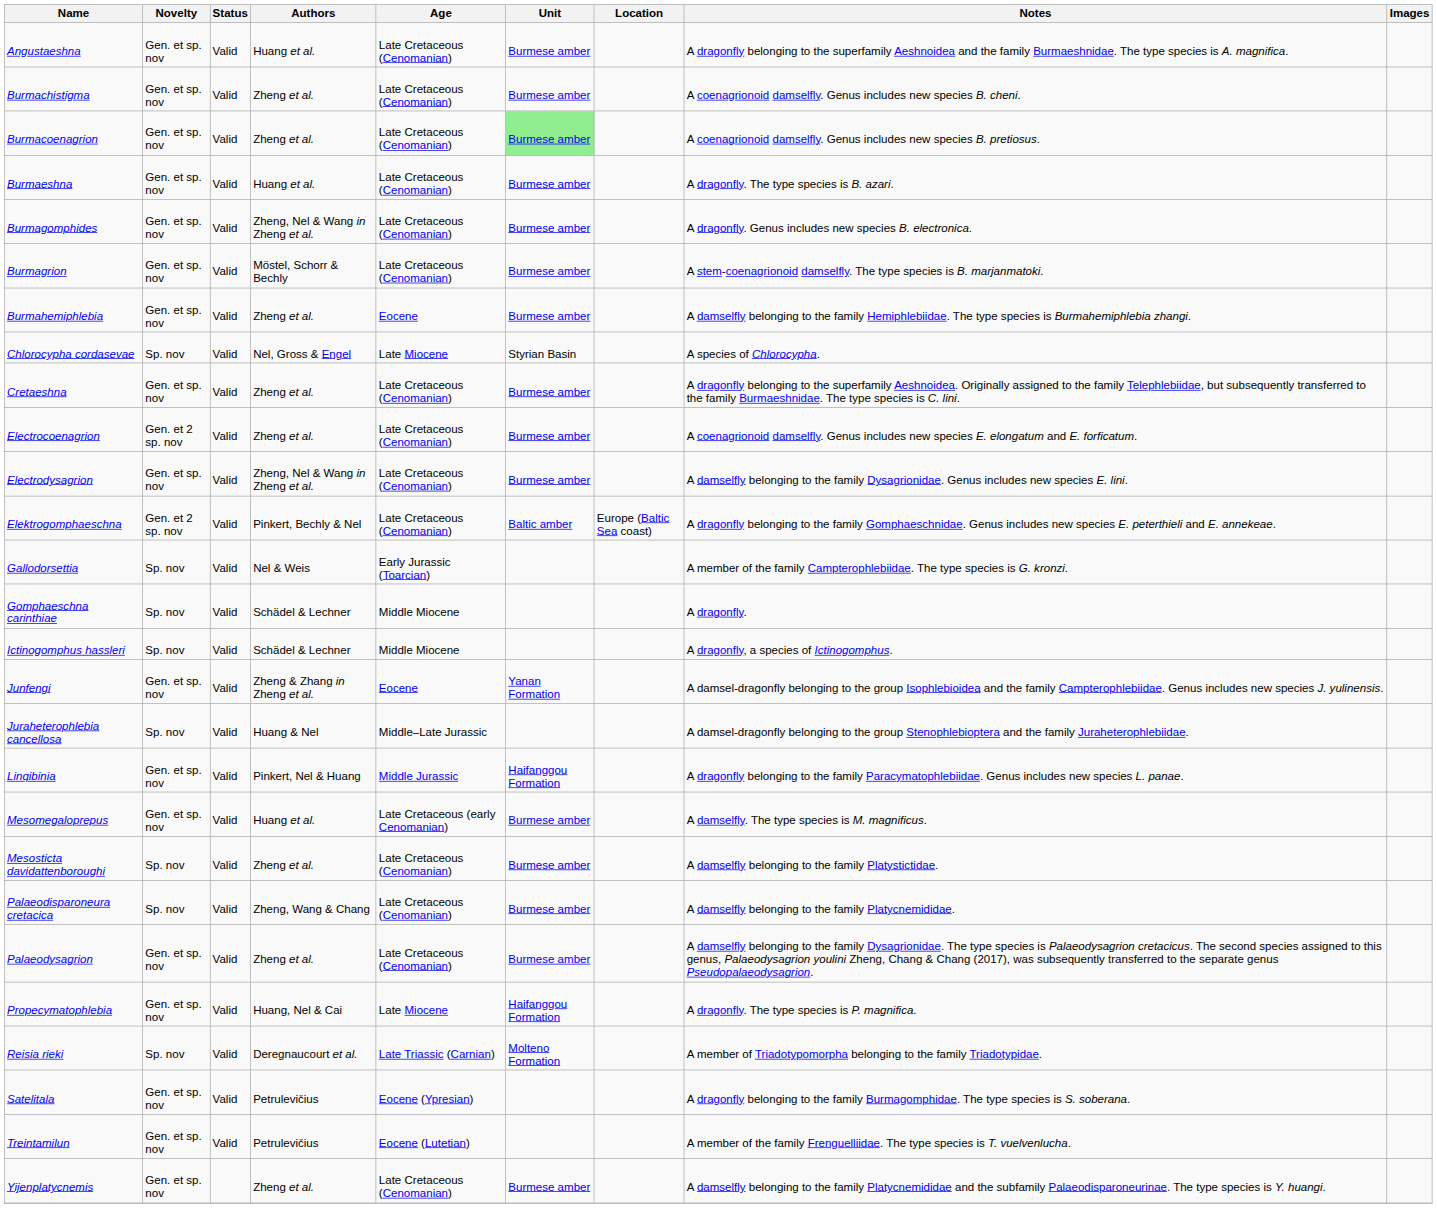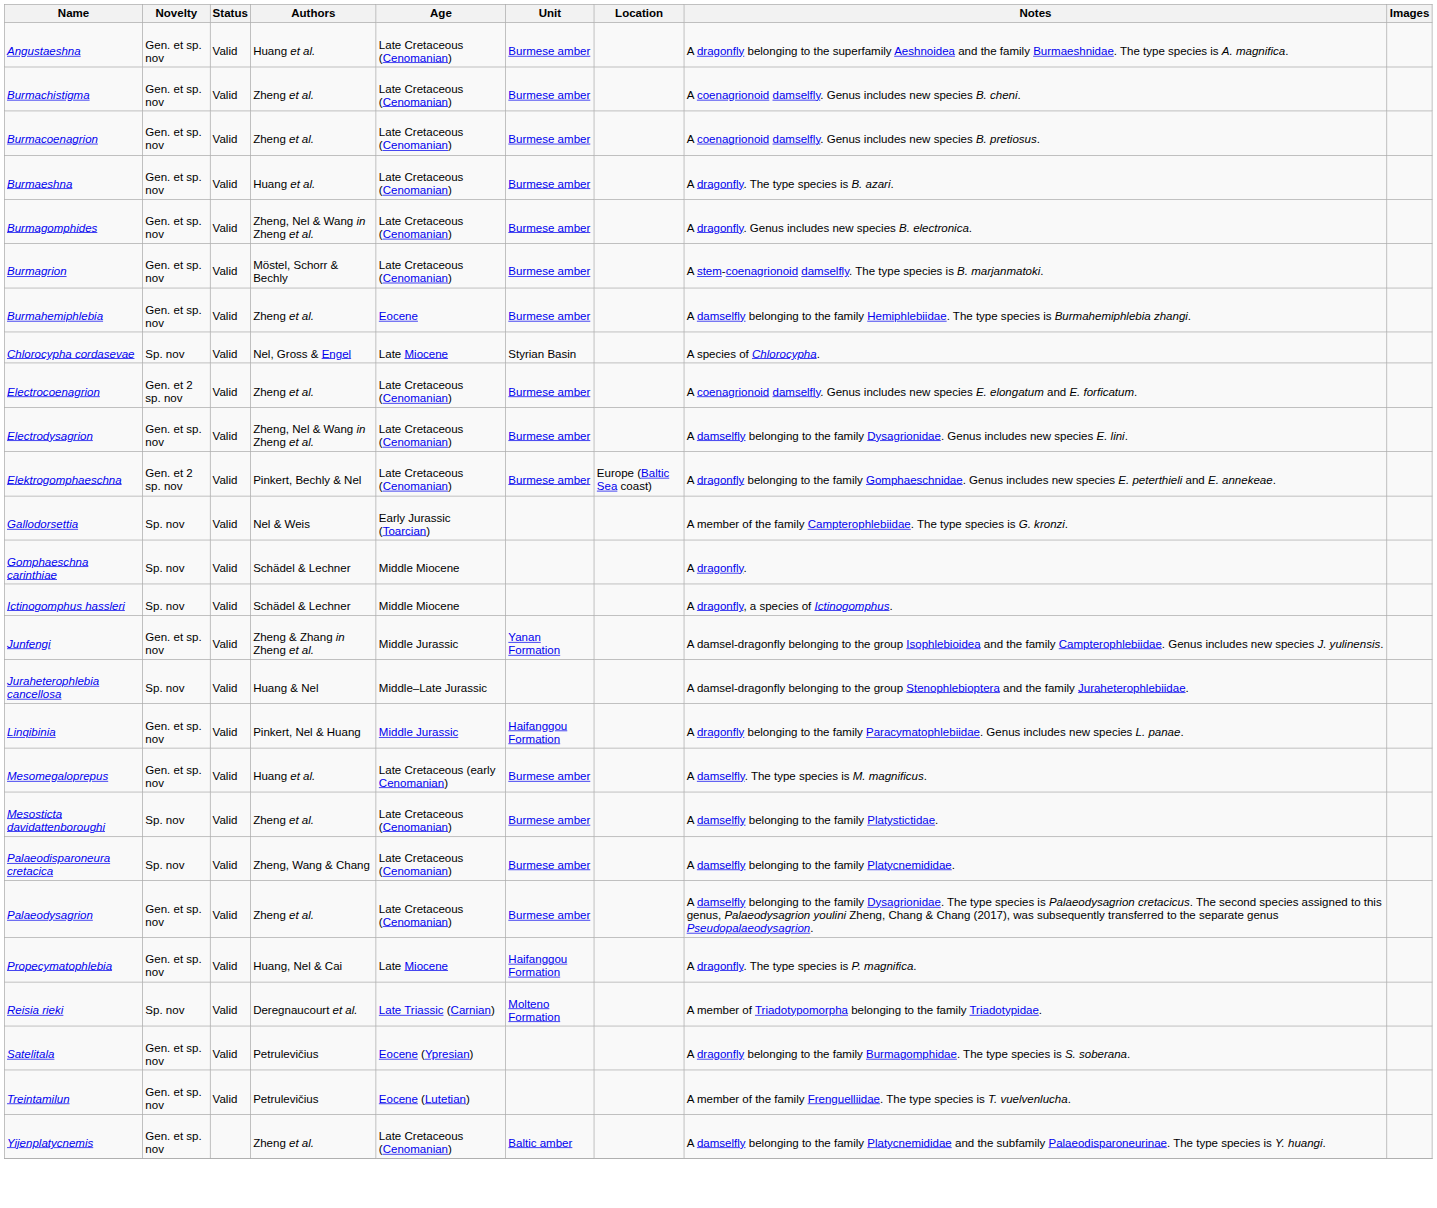(549, 139) lightgreen background -> (549, 139) no background
- row: (37, 391)
(540, 524) Baltic amber -> (549, 480) Burmese amber
(398, 688) Eocene -> (419, 644) Middle Jurassic
(549, 1187) Burmese amber -> (540, 1143) Baltic amber
